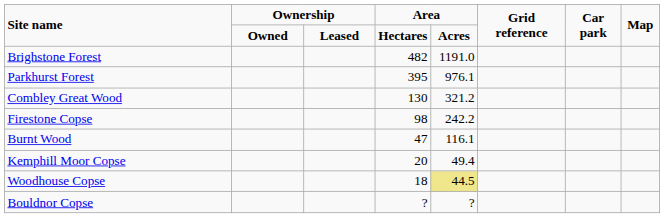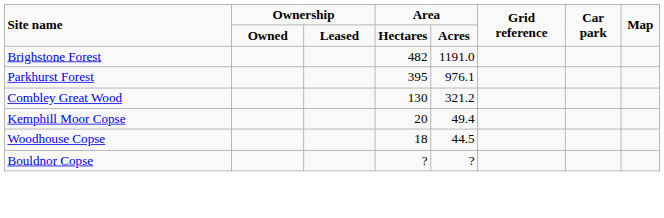- row: (50, 118)
- row: (39, 139)
(463, 181) khaki background -> (463, 139) no background
